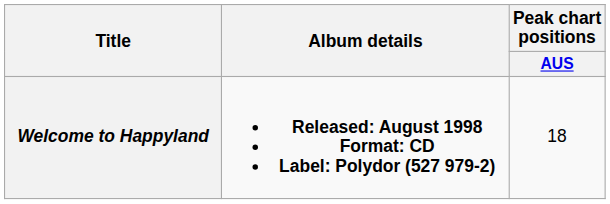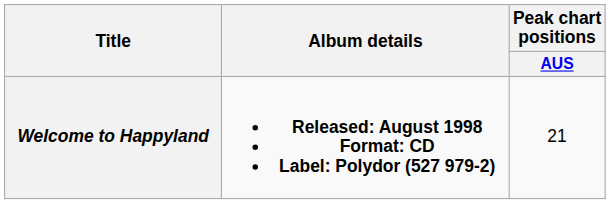(557, 137) 18 -> (557, 137) 21
